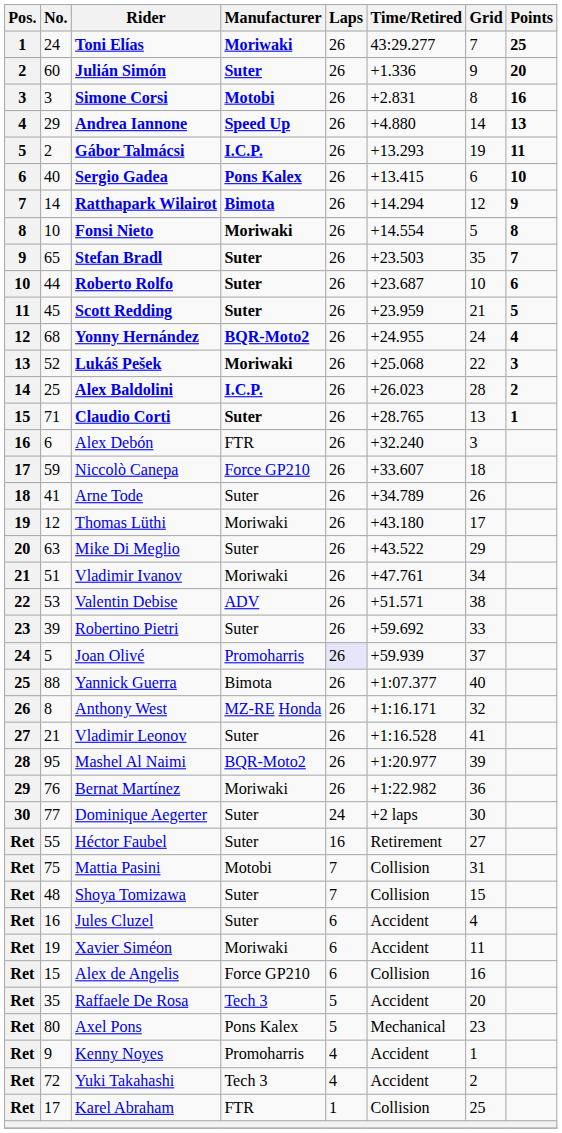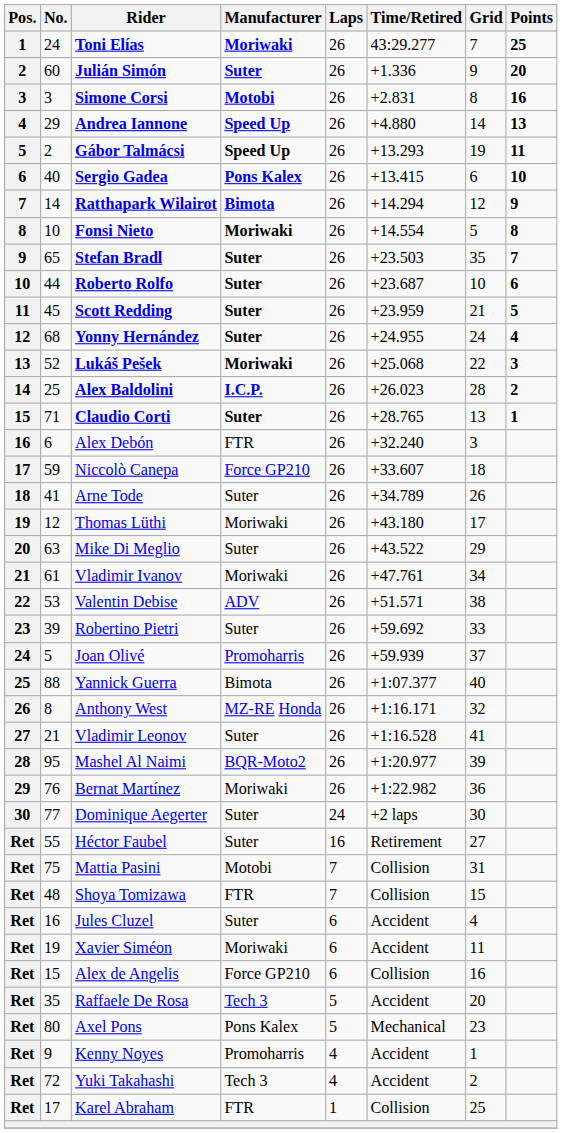(244, 150) I.C.P. -> (257, 150) Speed Up
(267, 336) BQR-Moto2 -> (243, 336) Suter
(52, 575) 51 -> (52, 575) 61
(337, 655) lavender background -> (337, 655) no background
(241, 894) Suter -> (239, 894) FTR
